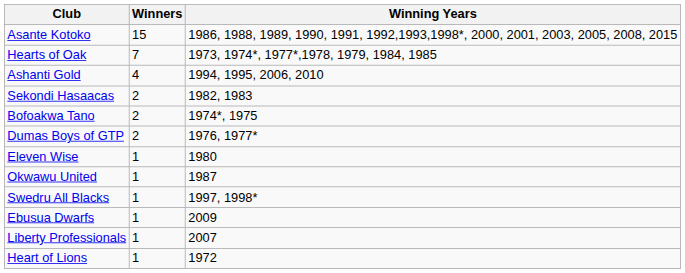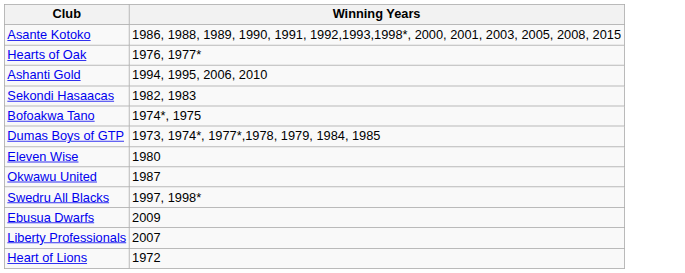- column: (157, 14)
(313, 55) 1973, 1974*, 1977*,1978, 1979, 1984, 1985 -> (167, 55) 1976, 1977*
(223, 136) 1976, 1977* -> (256, 136) 1973, 1974*, 1977*,1978, 1979, 1984, 1985
